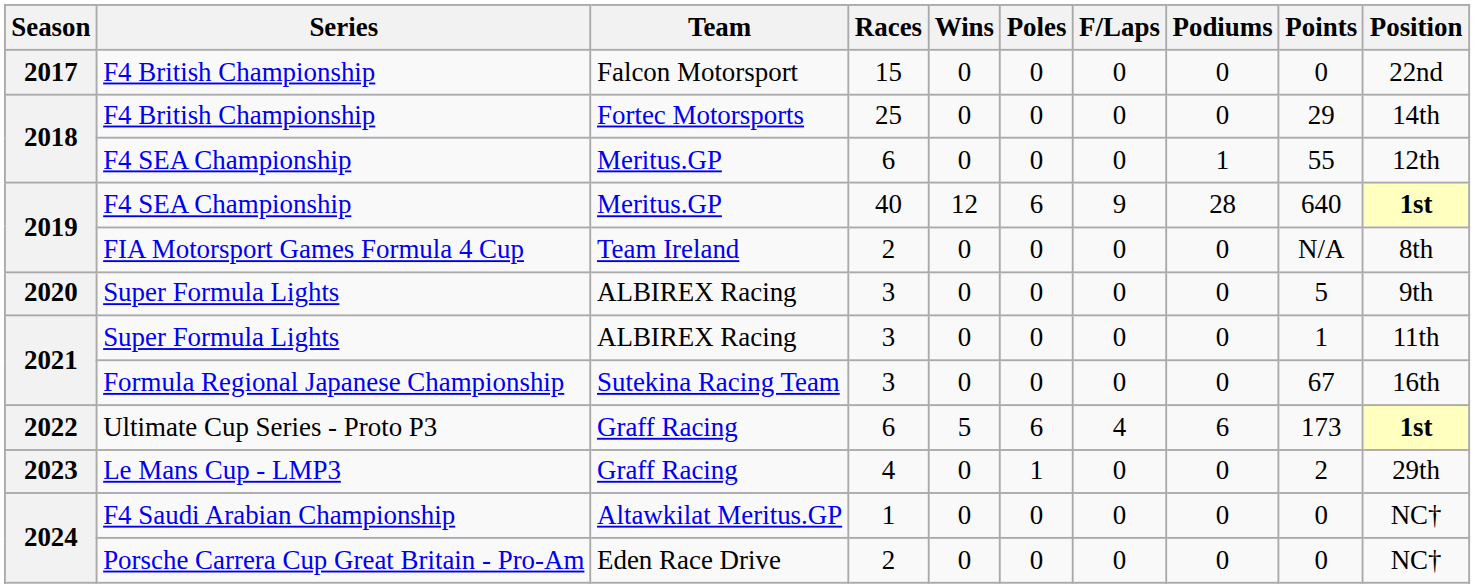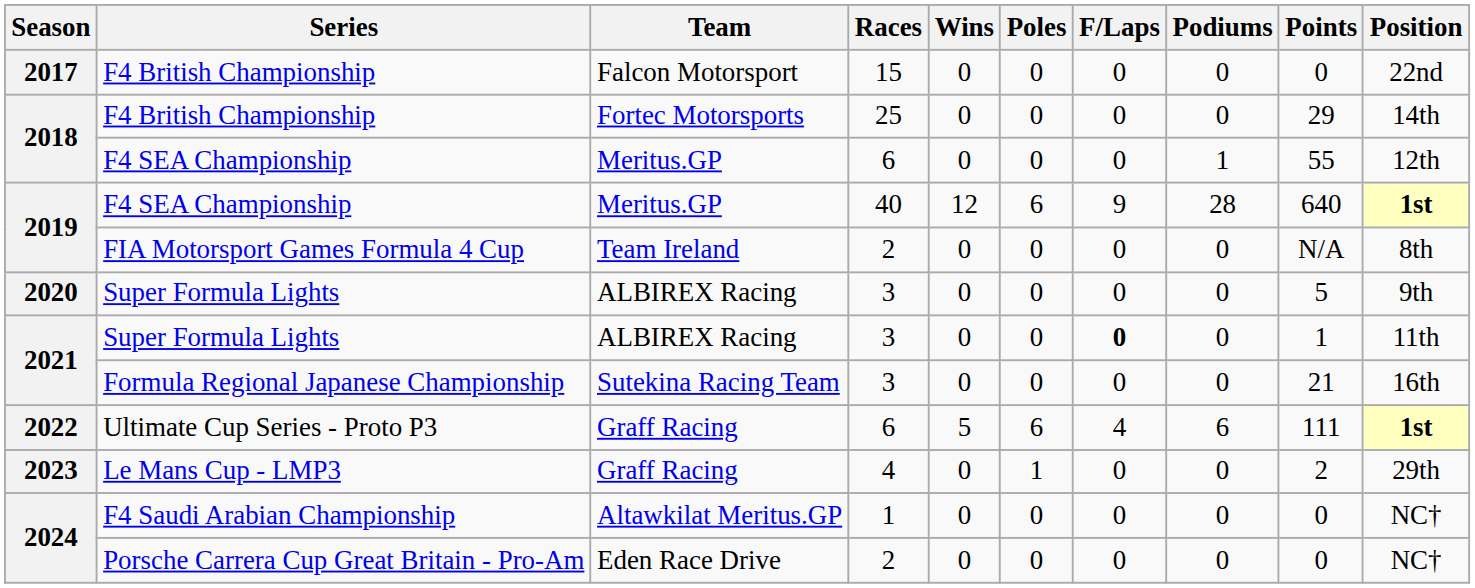(1119, 337) normal -> (1119, 337) bold
(1321, 382) 67 -> (1321, 382) 21
(1321, 426) 173 -> (1321, 426) 111
